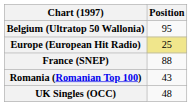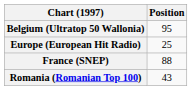(167, 45) khaki background -> (167, 45) no background
- row: (76, 93)
